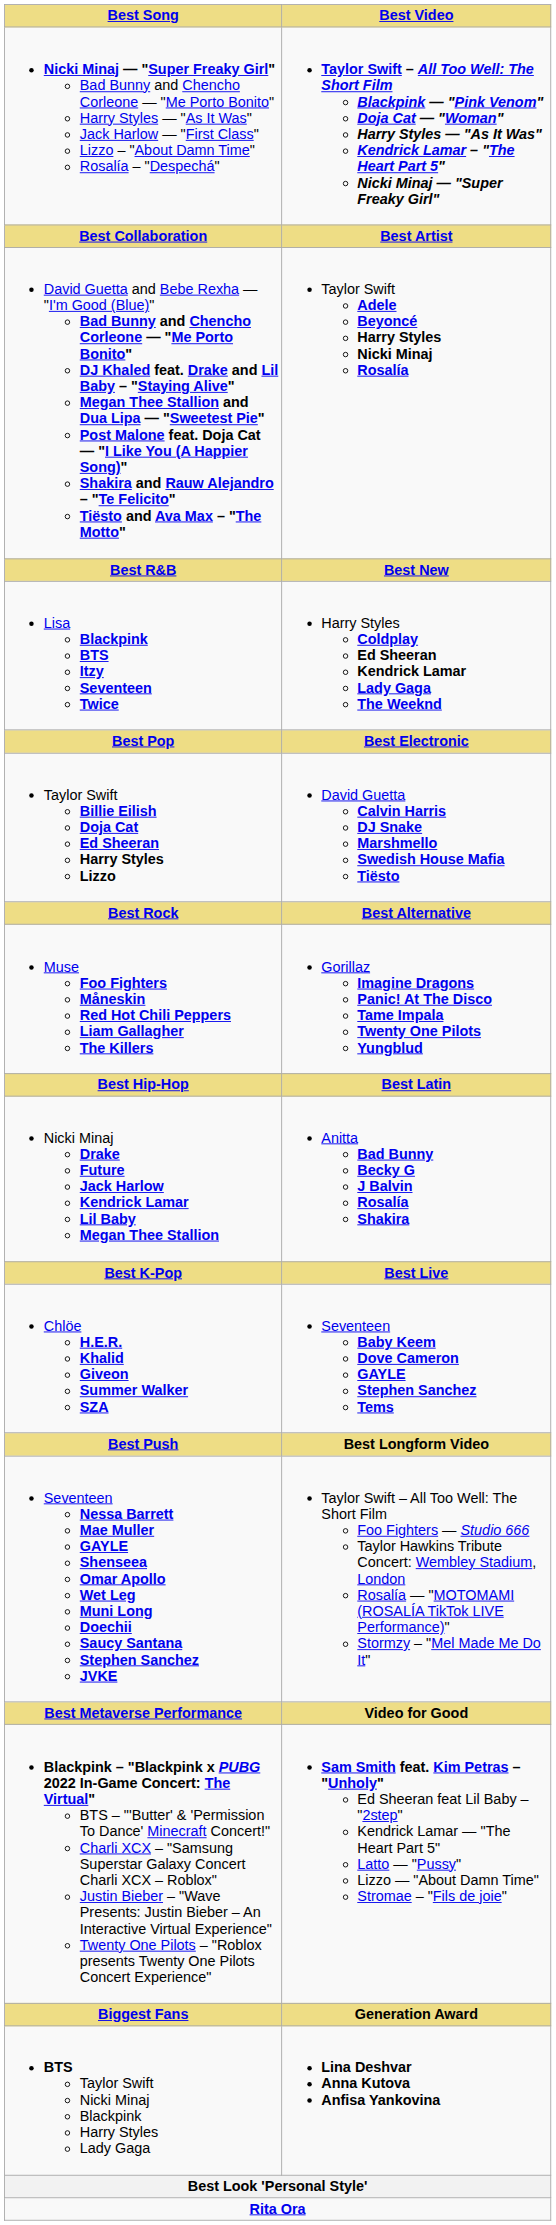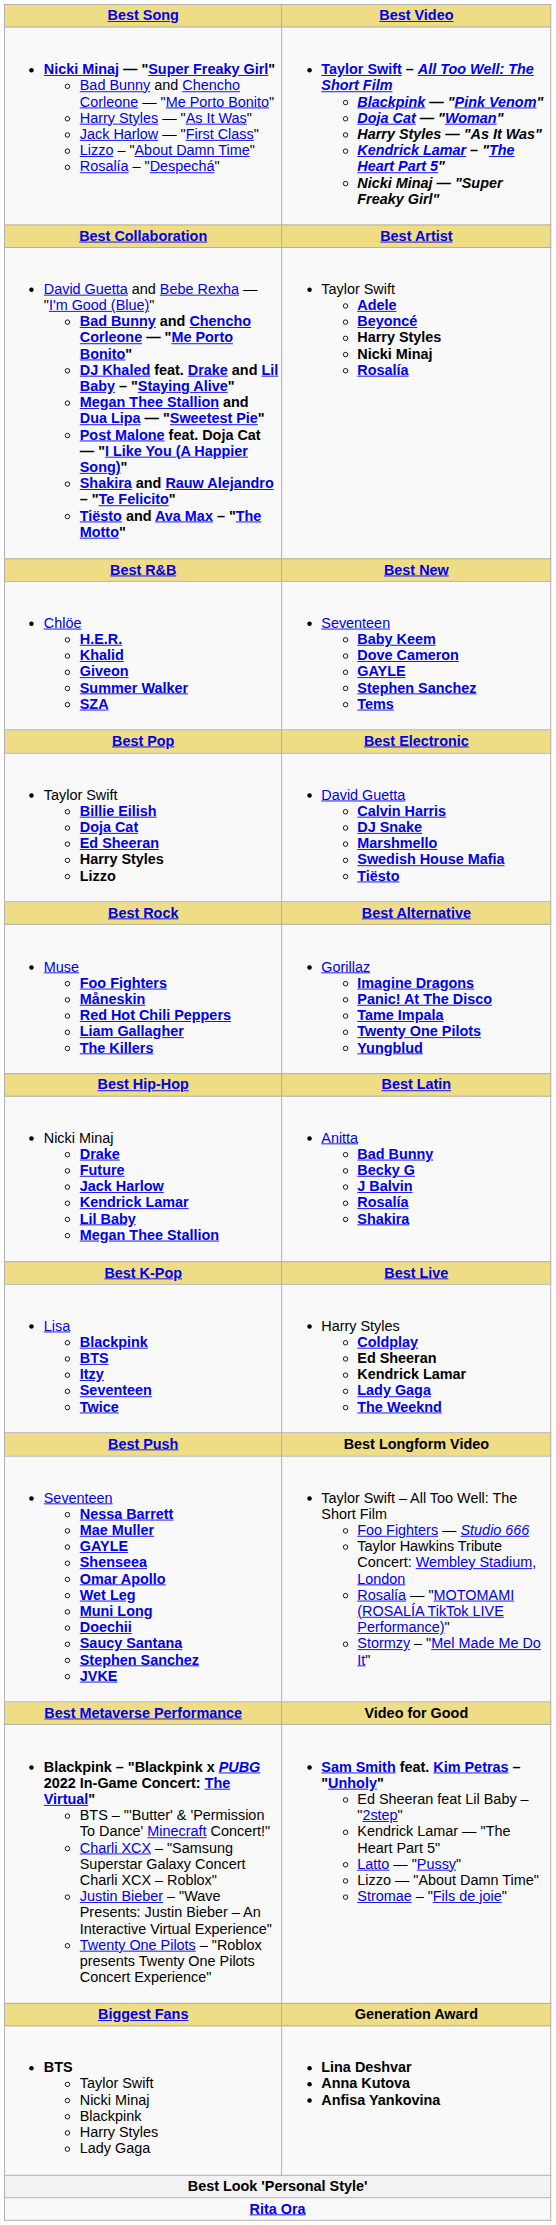rows swapped: (143, 1367) <-> (143, 664)
